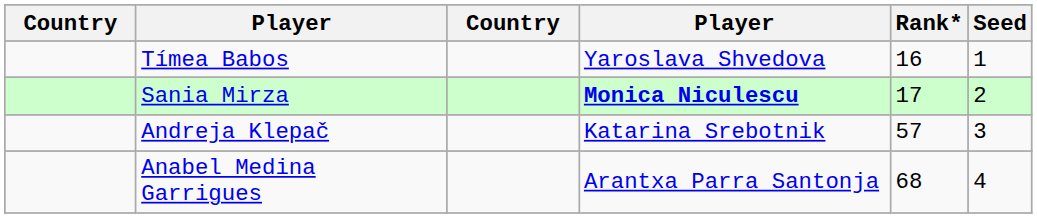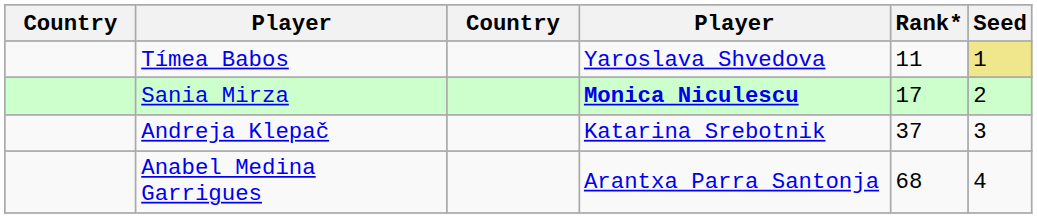(909, 60) 16 -> (909, 60) 11
(980, 60) no background -> (980, 60) khaki background
(909, 132) 57 -> (909, 132) 37
